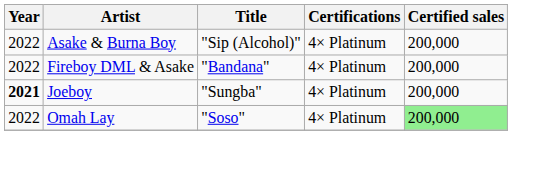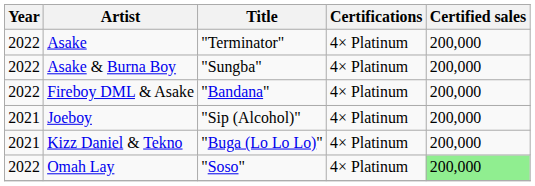+ row: (67, 42)
(251, 42) "Sip (Alcohol)" -> (231, 67) "Sungba"
(24, 92) bold -> (24, 117) normal
(231, 92) "Sungba" -> (251, 117) "Sip (Alcohol)"
+ row: (115, 142)
